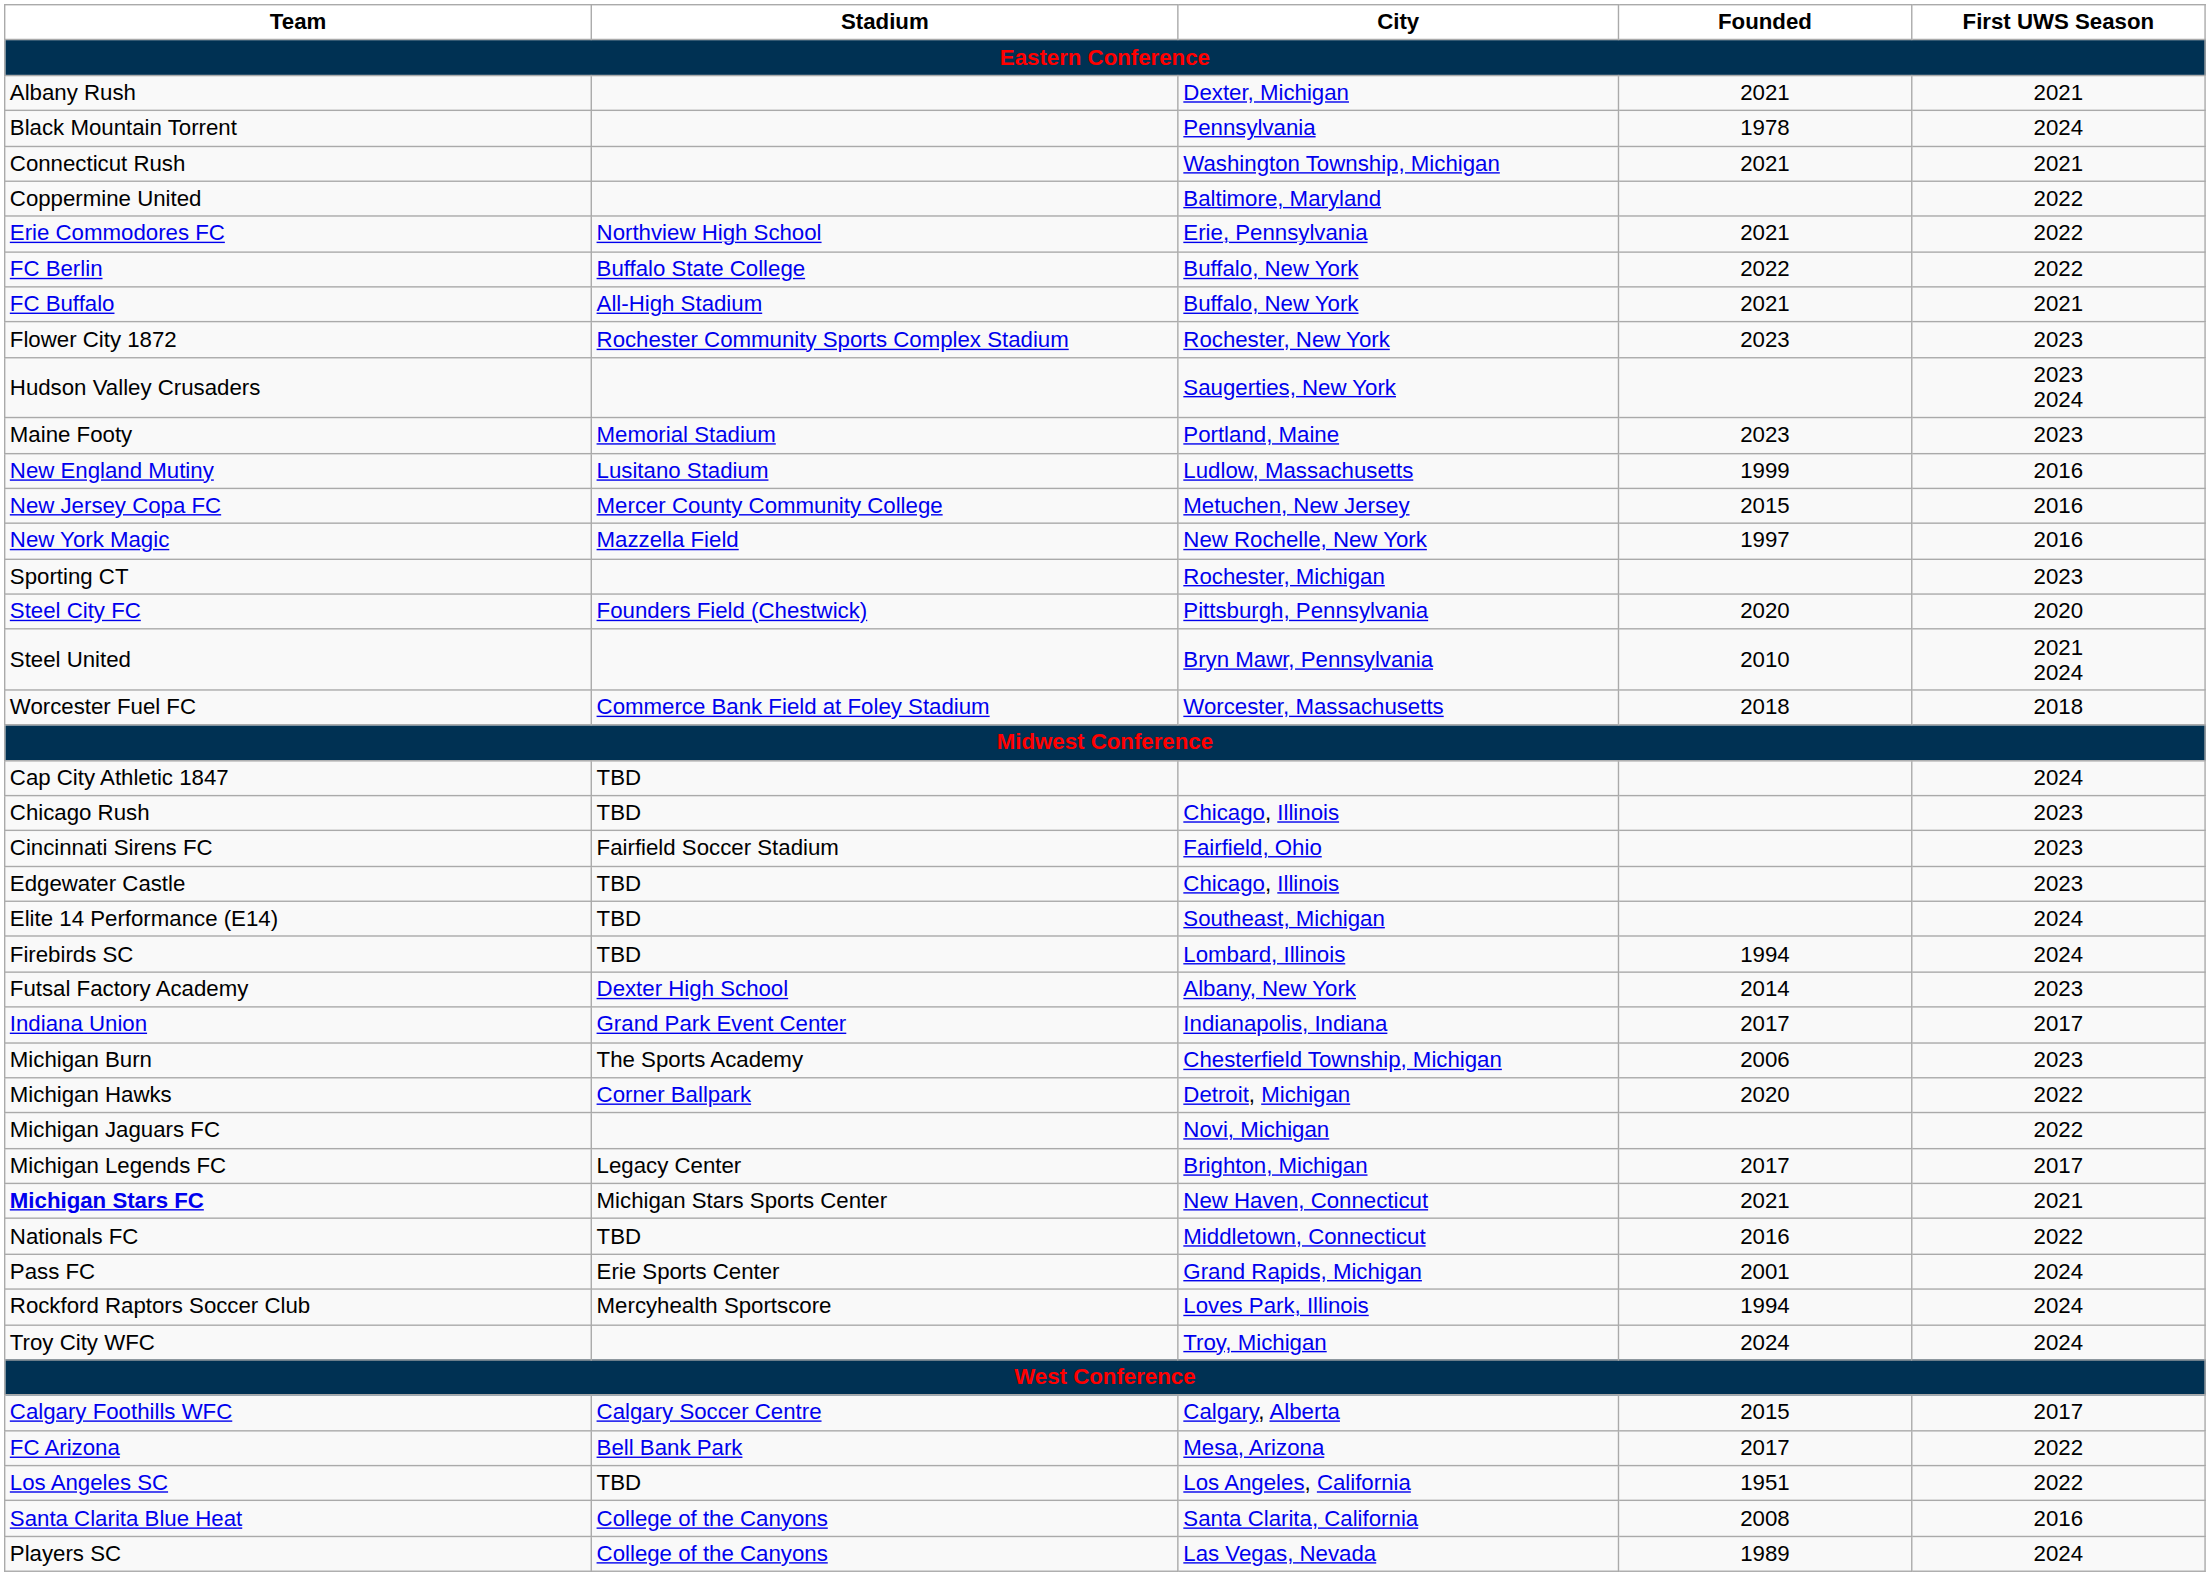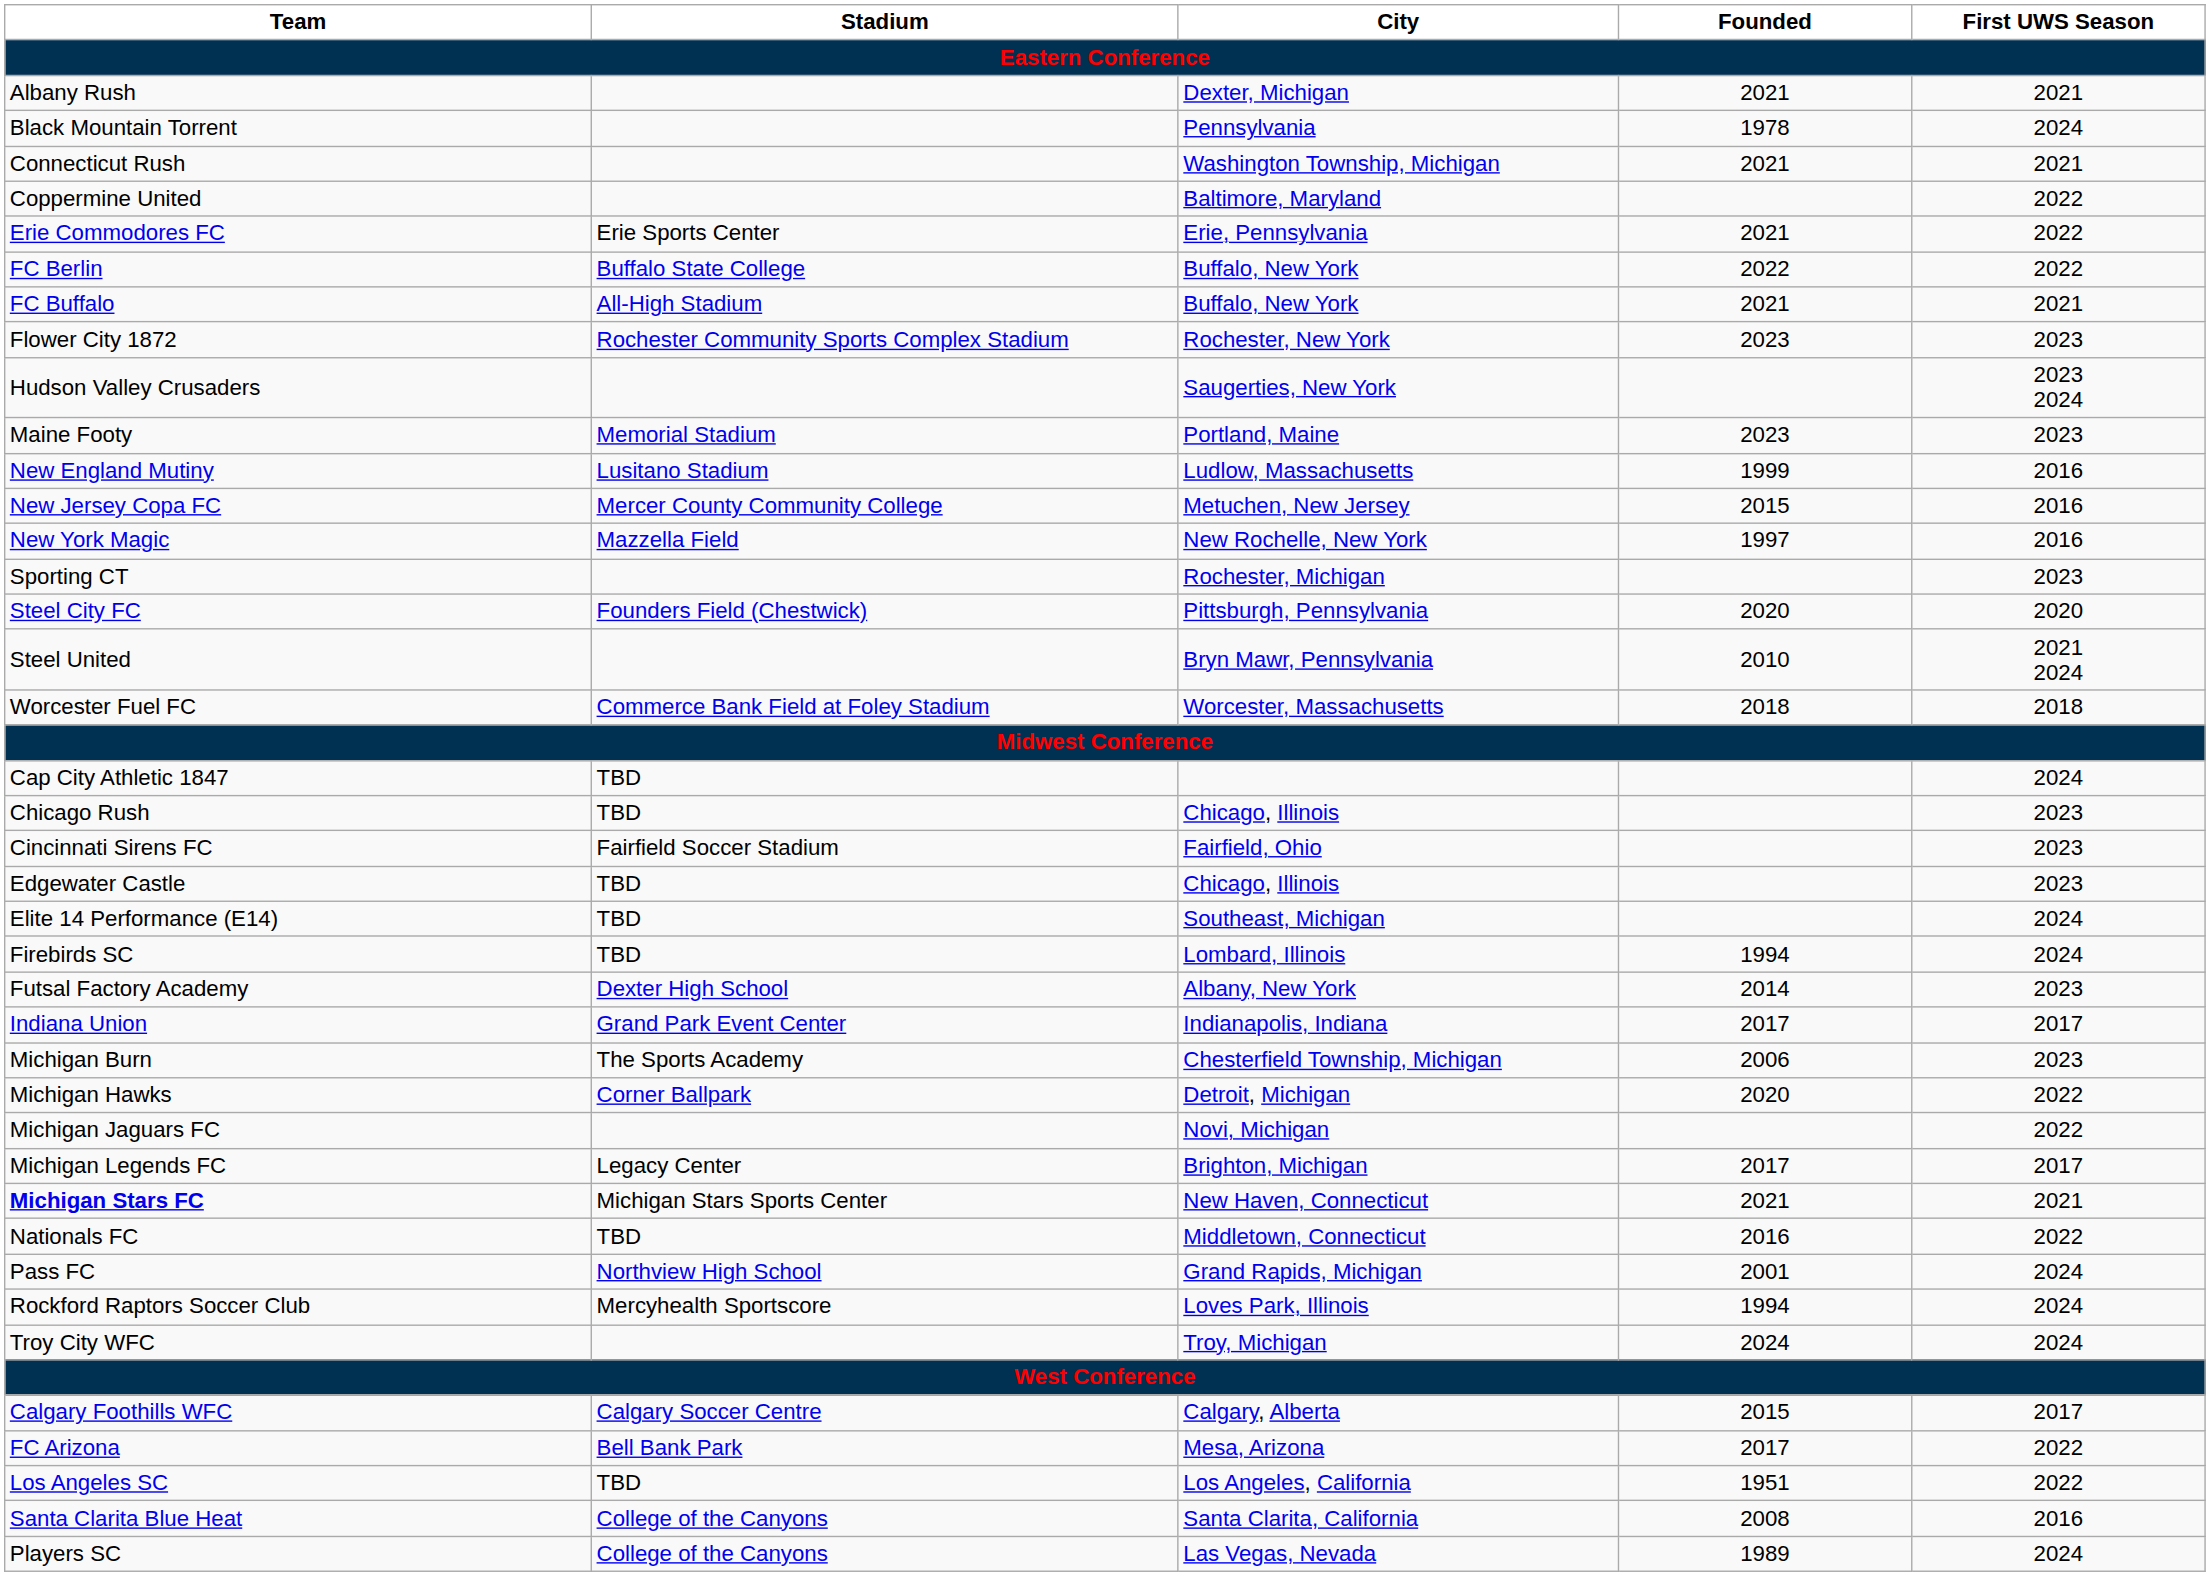(709, 233) Northview High School -> (688, 233) Erie Sports Center
(688, 1271) Erie Sports Center -> (709, 1271) Northview High School
